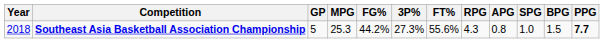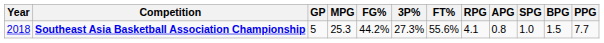(471, 29) 4.3 -> (471, 29) 4.1
(582, 29) bold -> (582, 29) normal
